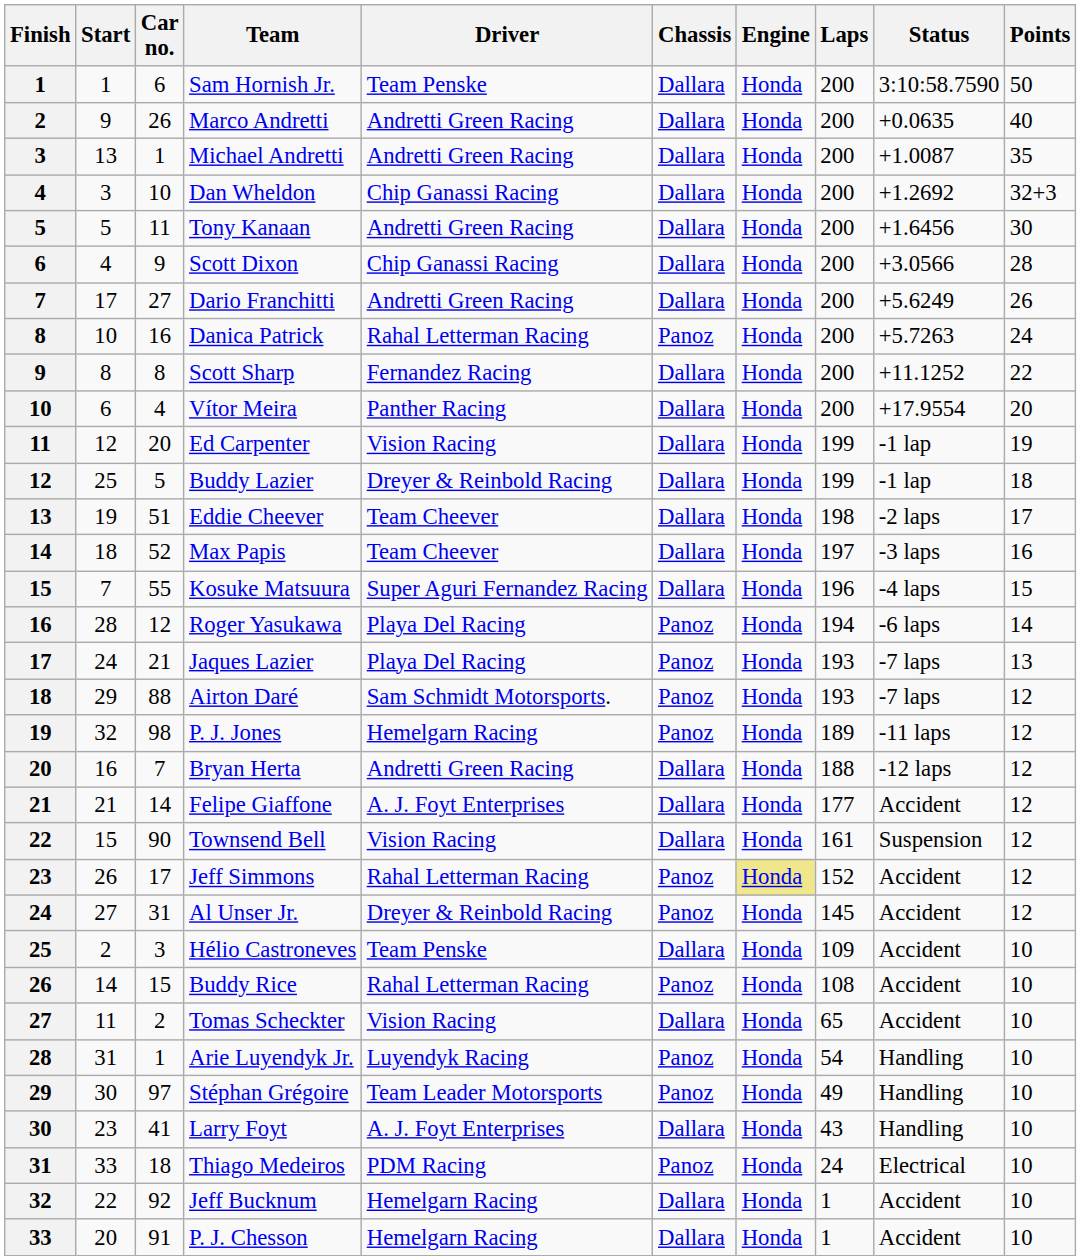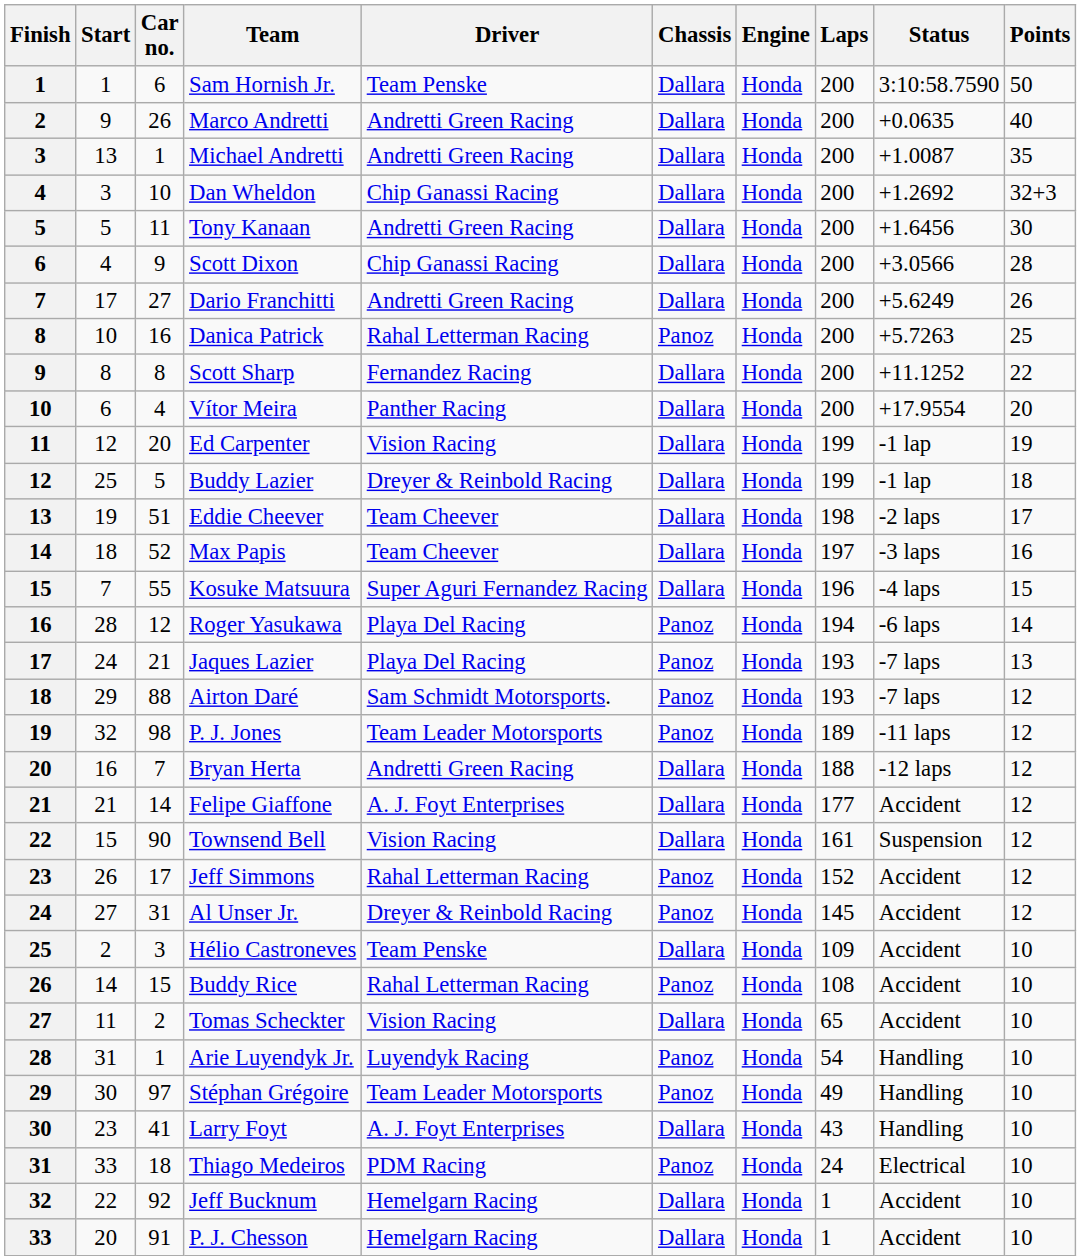(1021, 336) 24 -> (1021, 336) 25
(452, 732) Hemelgarn Racing -> (485, 732) Team Leader Motorsports
(772, 876) khaki background -> (772, 876) no background
